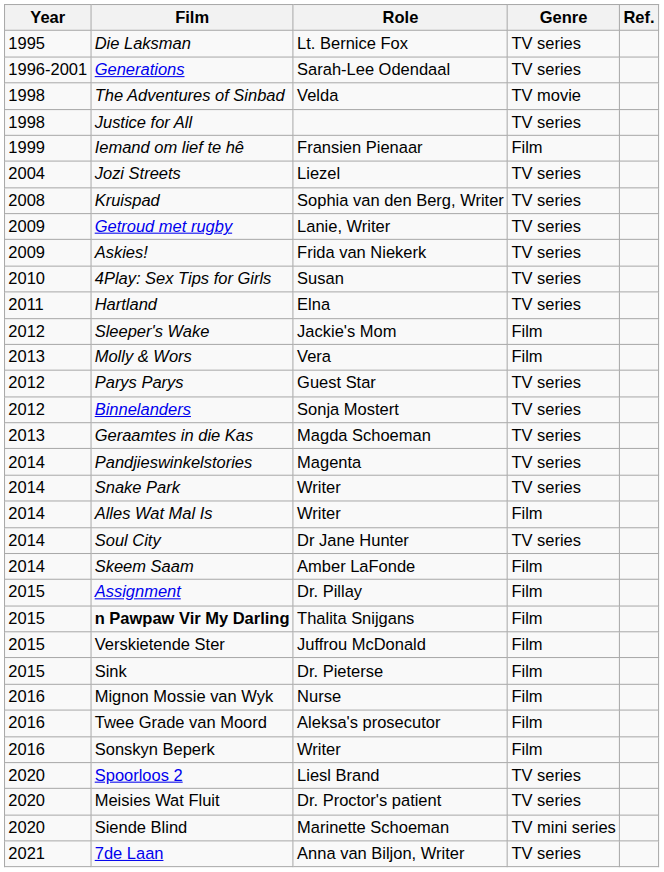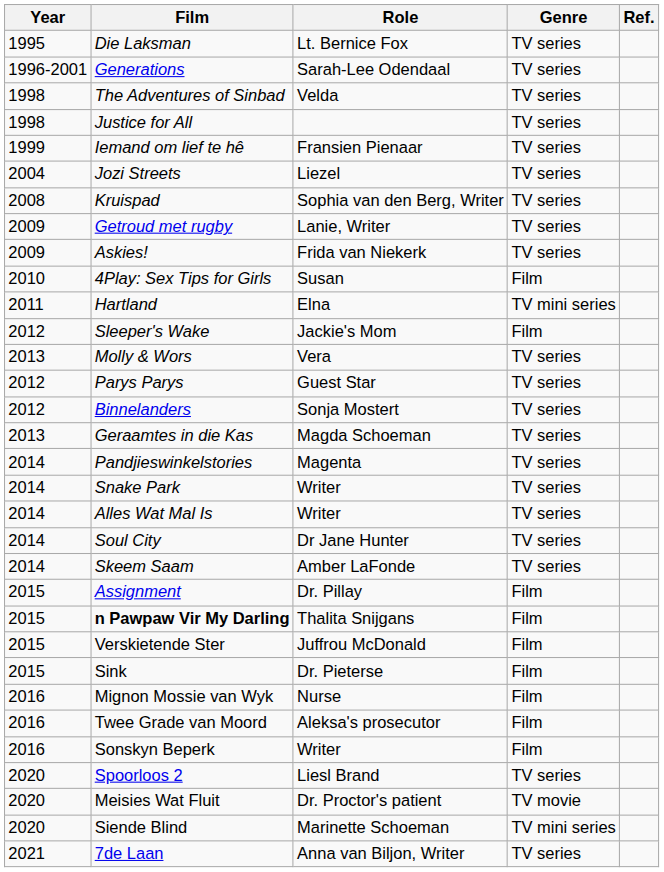(546, 95) TV movie -> (546, 95) TV series
(527, 148) Film -> (546, 148) TV series
(546, 278) TV series -> (527, 278) Film
(546, 305) TV series -> (564, 305) TV mini series
(527, 357) Film -> (546, 357) TV series
(527, 514) Film -> (546, 514) TV series
(527, 566) Film -> (546, 566) TV series
(546, 801) TV series -> (546, 801) TV movie
